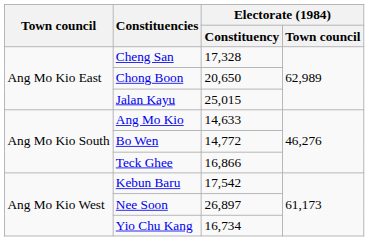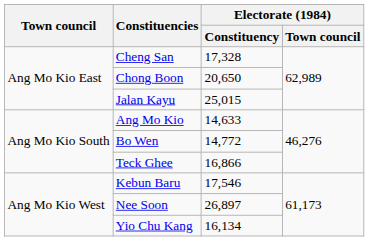(223, 183) 17,542 -> (223, 183) 17,546
(223, 225) 16,734 -> (223, 225) 16,134
